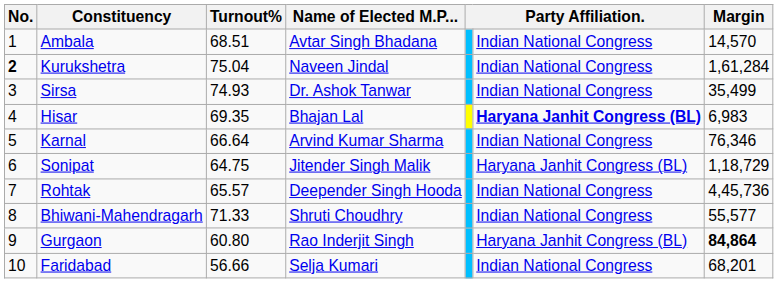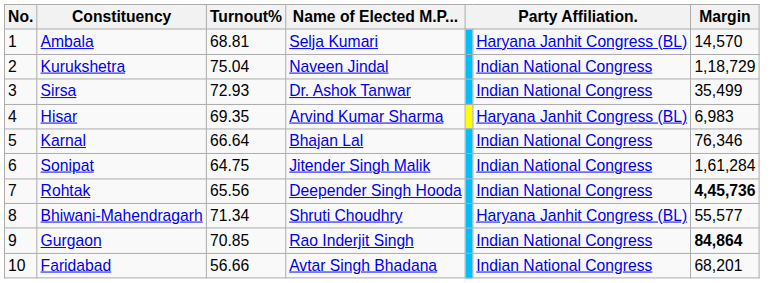(230, 41) 68.51 -> (230, 41) 68.81
(363, 41) Avtar Singh Bhadana -> (334, 41) Selja Kumari
(564, 41) Indian National Congress -> (582, 41) Haryana Janhit Congress (BL)
(12, 66) bold -> (12, 66) normal
(739, 66) 1,61,284 -> (725, 66) 1,18,729
(230, 91) 74.93 -> (230, 91) 72.93
(326, 116) Bhajan Lal -> (366, 116) Arvind Kumar Sharma
(589, 116) bold -> (582, 116) normal
(366, 141) Arvind Kumar Sharma -> (326, 141) Bhajan Lal
(582, 166) Haryana Janhit Congress (BL) -> (564, 166) Indian National Congress
(739, 166) 1,18,729 -> (725, 166) 1,61,284
(230, 191) 65.57 -> (230, 191) 65.56
(739, 191) normal -> (725, 191) bold
(230, 215) 71.33 -> (230, 215) 71.34
(564, 215) Indian National Congress -> (582, 215) Haryana Janhit Congress (BL)
(230, 240) 60.80 -> (230, 240) 70.85
(582, 240) Haryana Janhit Congress (BL) -> (564, 240) Indian National Congress
(334, 265) Selja Kumari -> (363, 265) Avtar Singh Bhadana
